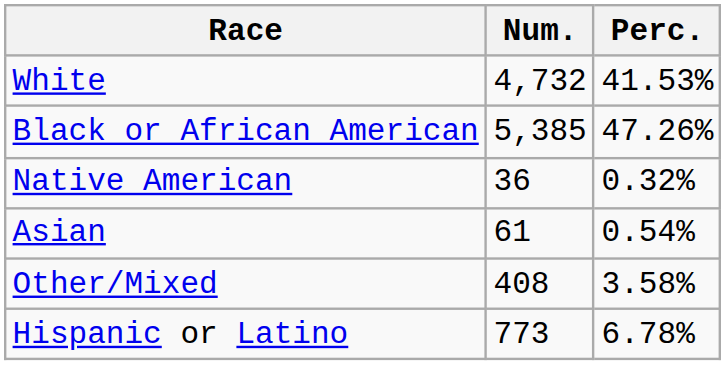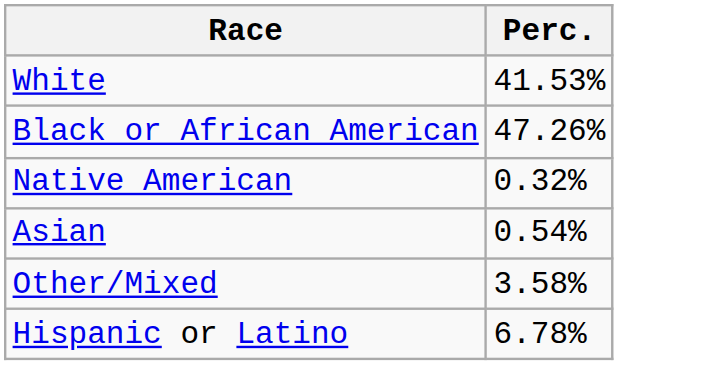- column: (540, 31)
